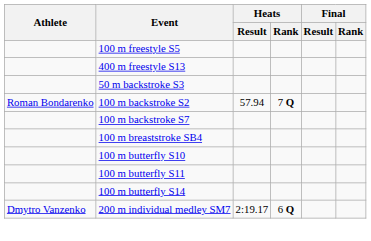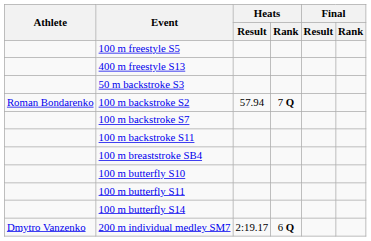+ row: (147, 138)
